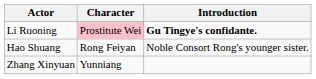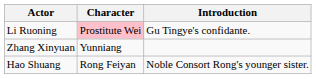(202, 30) bold -> (198, 30) normal
rows swapped: (41, 64) <-> (34, 47)
